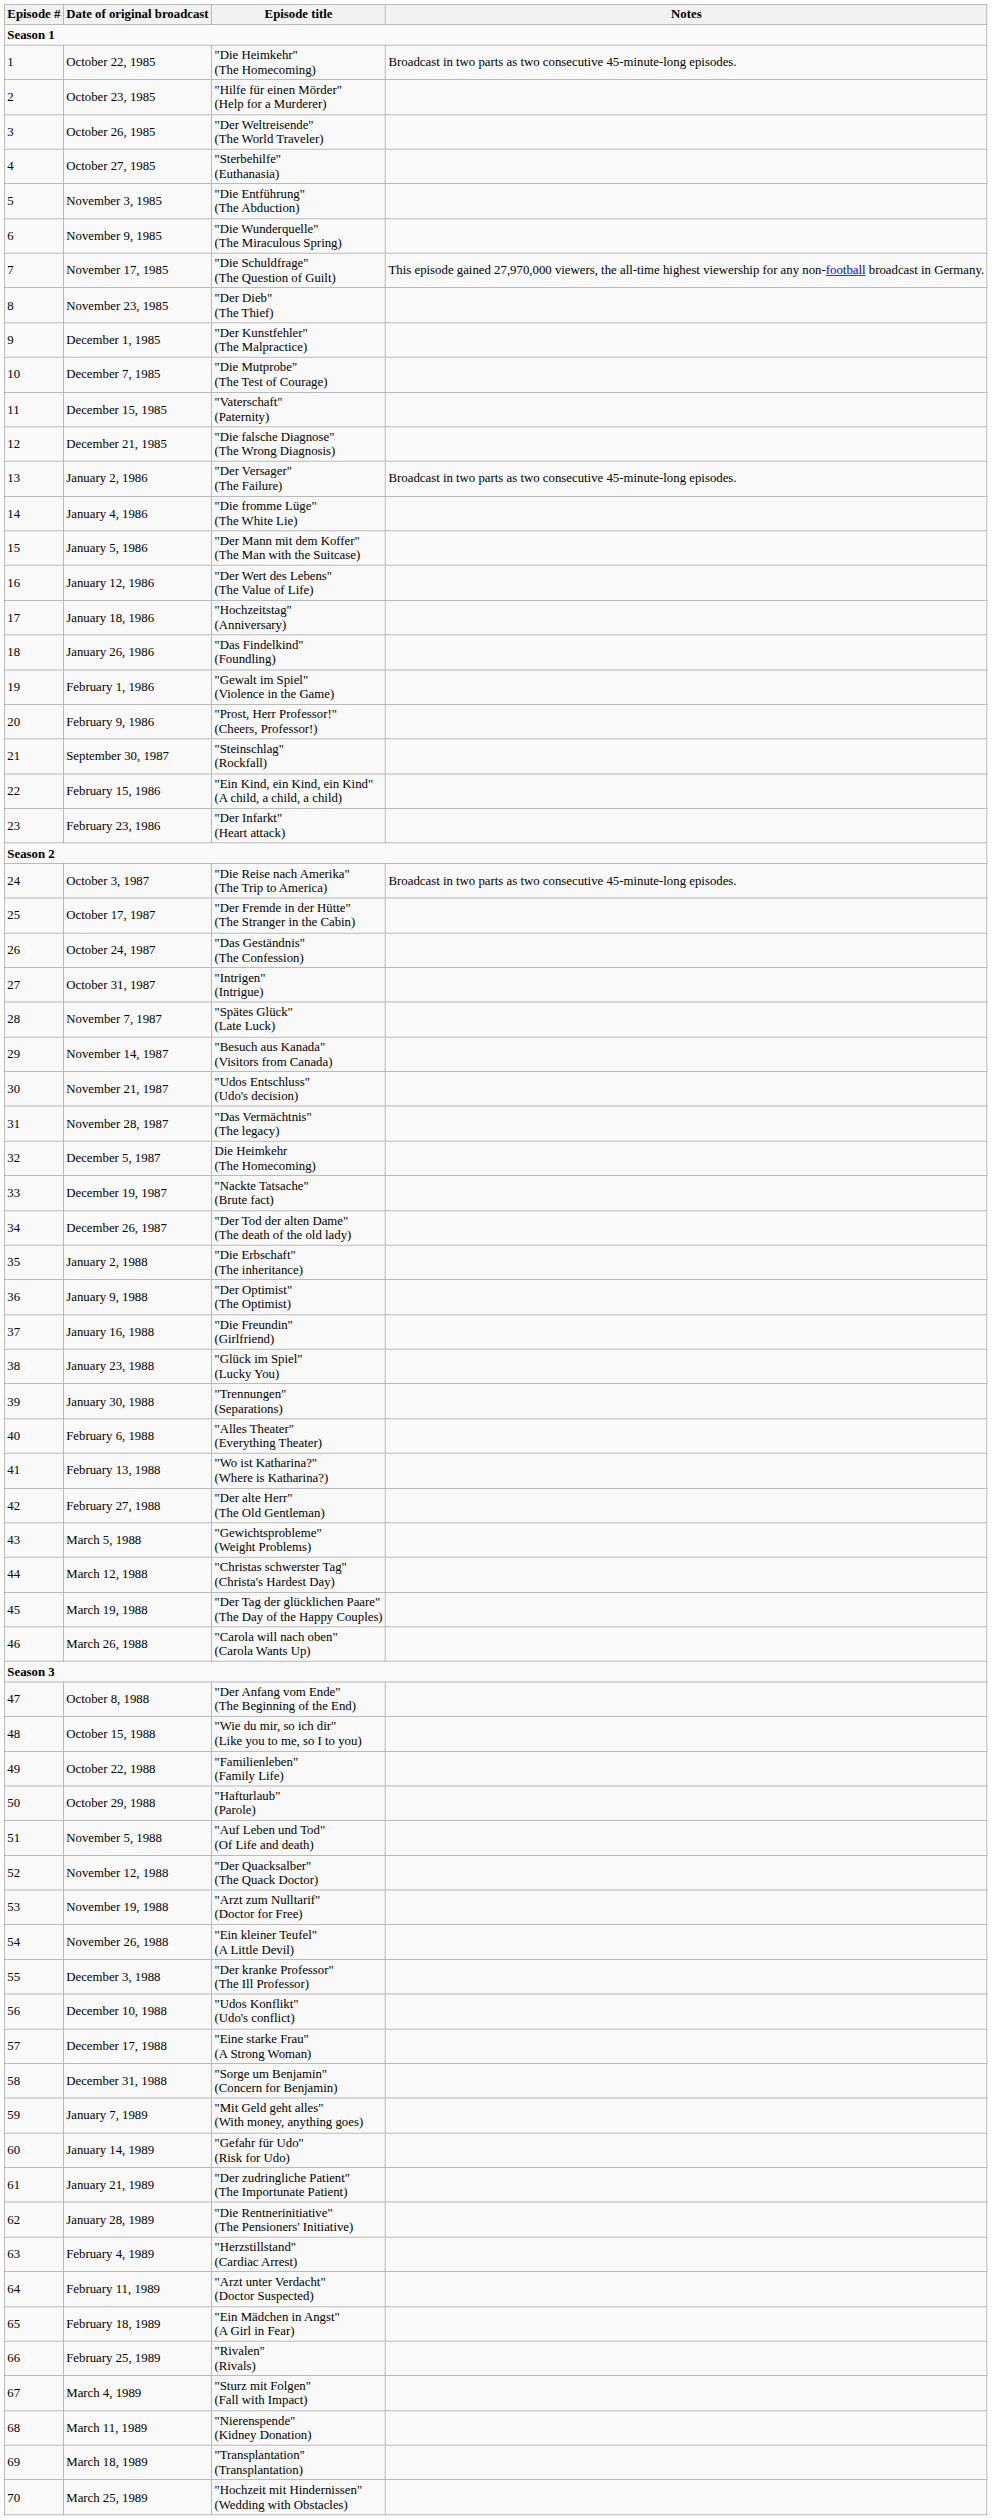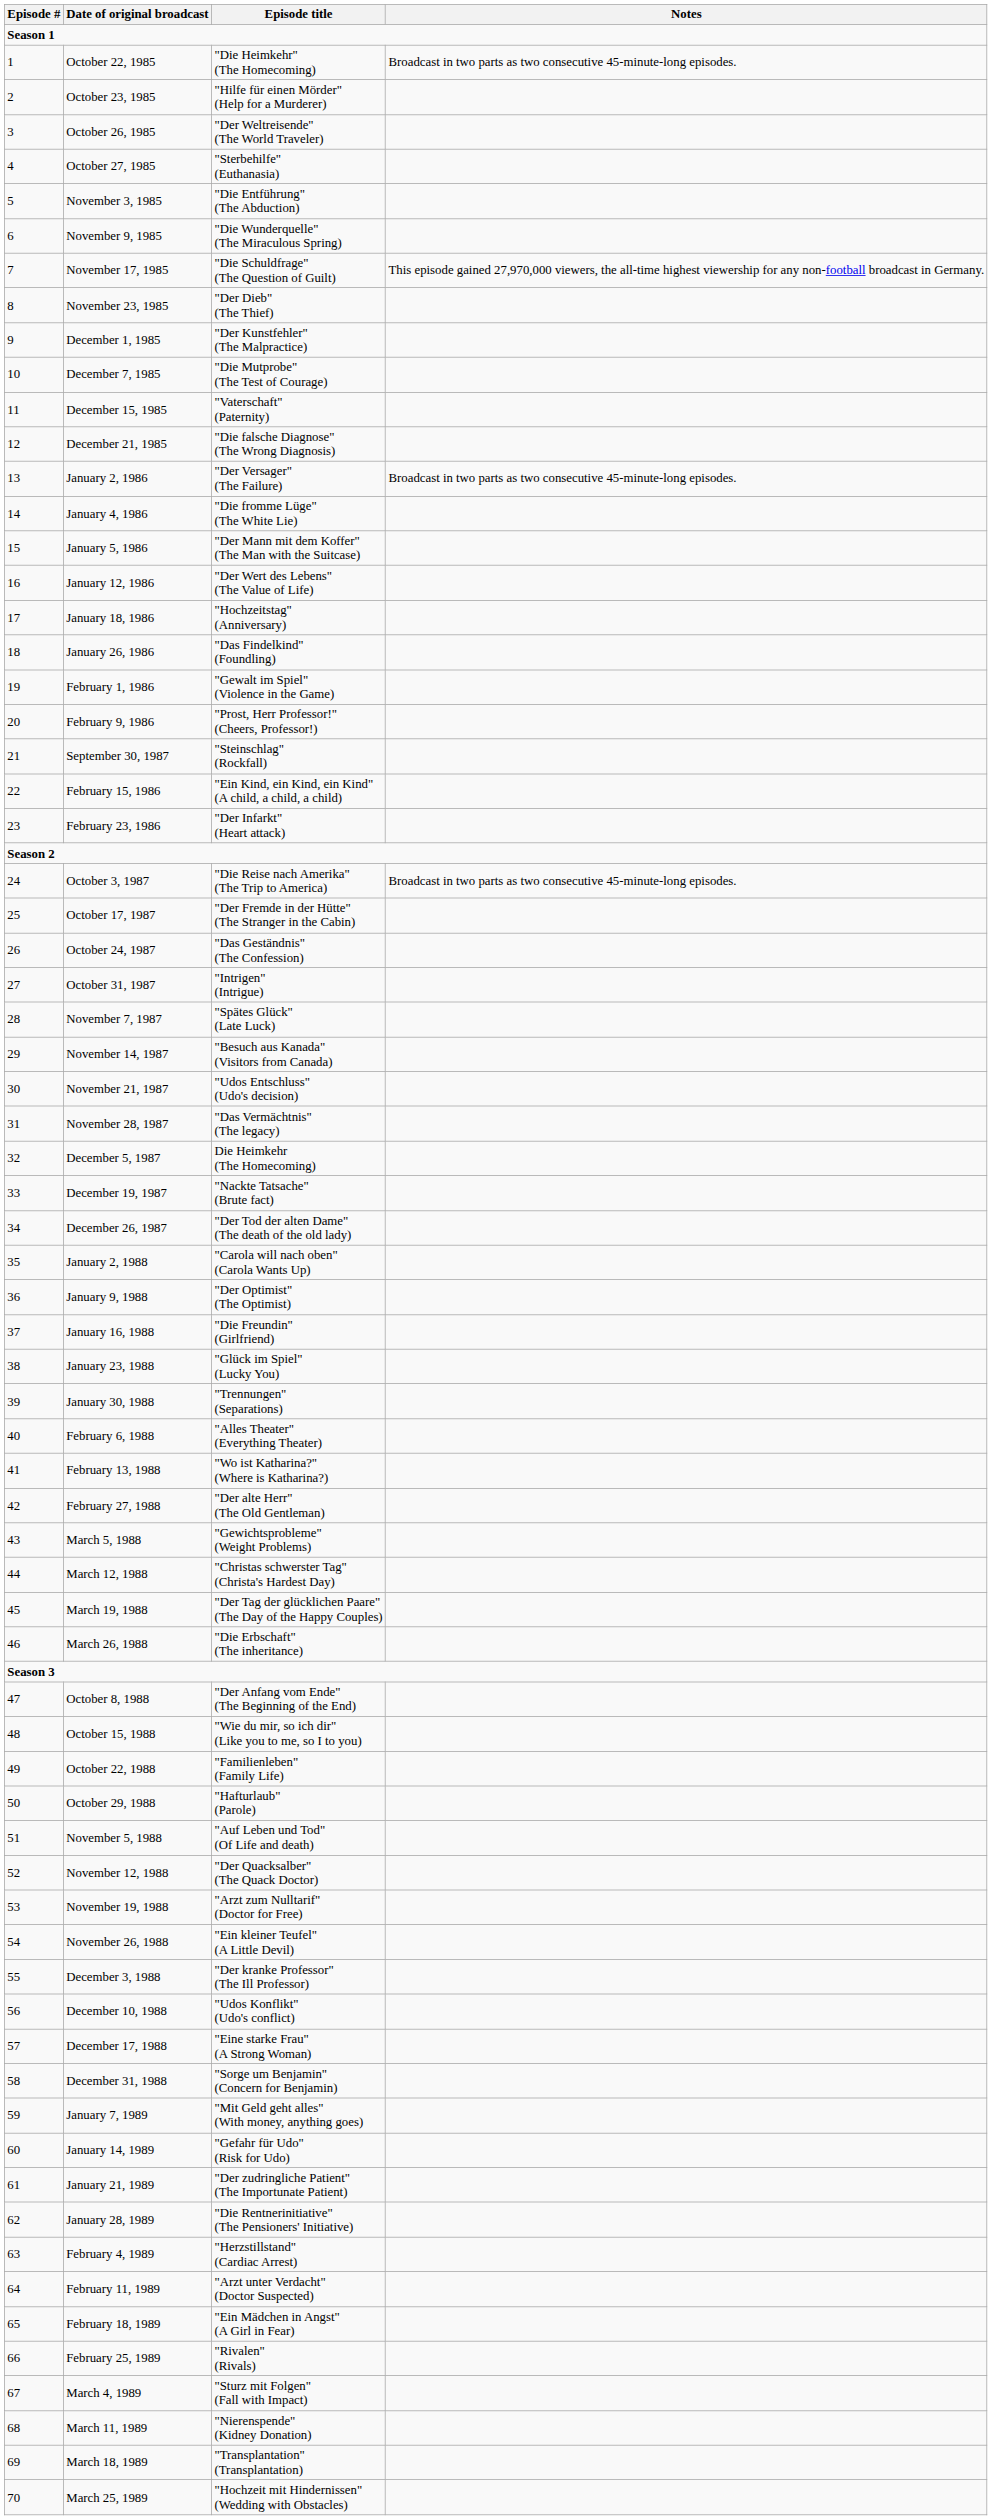(259, 1262) "Die Erbschaft" (The inheritance) -> (276, 1262) "Carola will nach oben" (Carola Wants Up)
(276, 1644) "Carola will nach oben" (Carola Wants Up) -> (259, 1644) "Die Erbschaft" (The inheritance)
